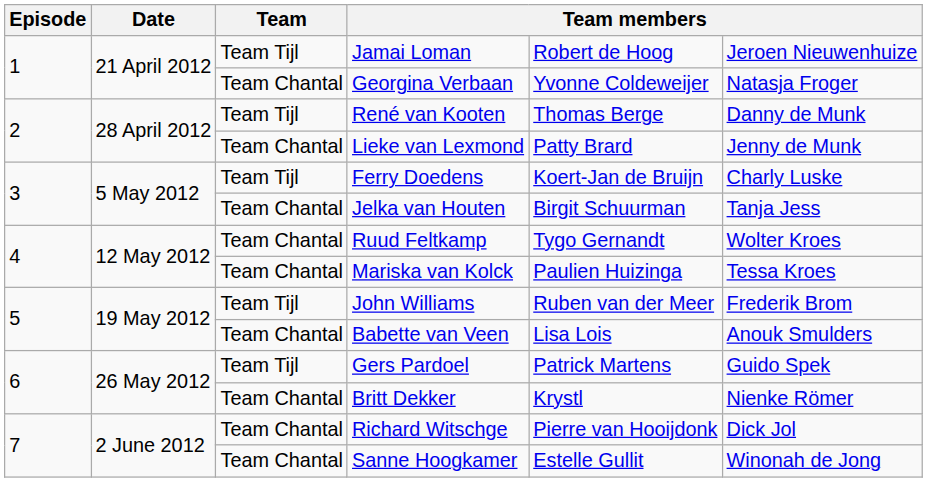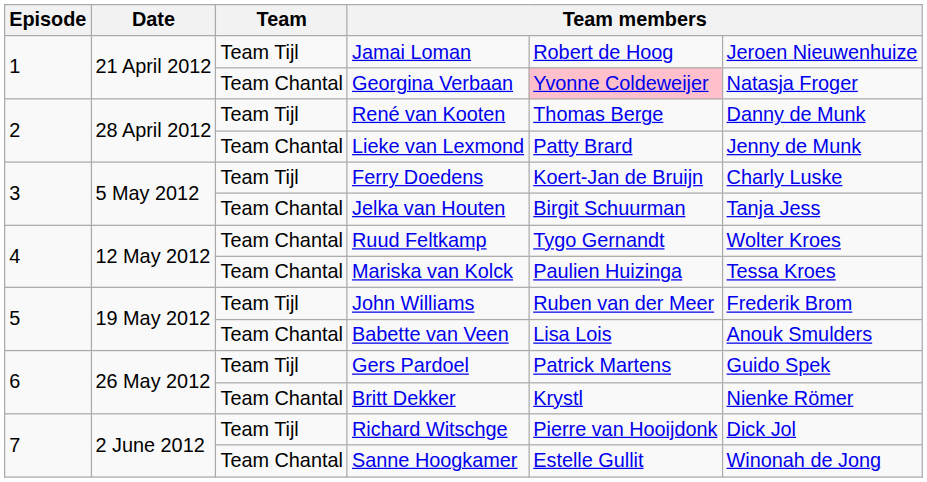(621, 83) no background -> (621, 83) pink background
(282, 429) Team Chantal -> (260, 429) Team Tijl
